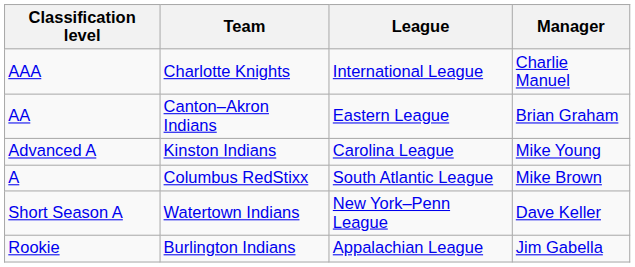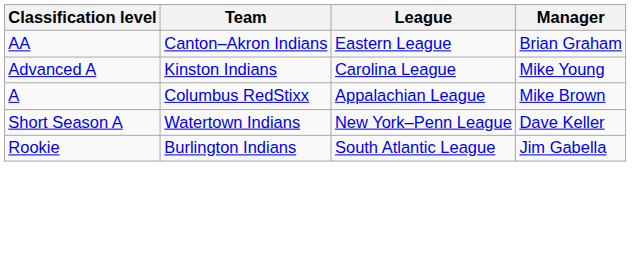- row: (25, 71)
(413, 177) South Atlantic League -> (410, 95) Appalachian League
(408, 248) Appalachian League -> (415, 148) South Atlantic League
